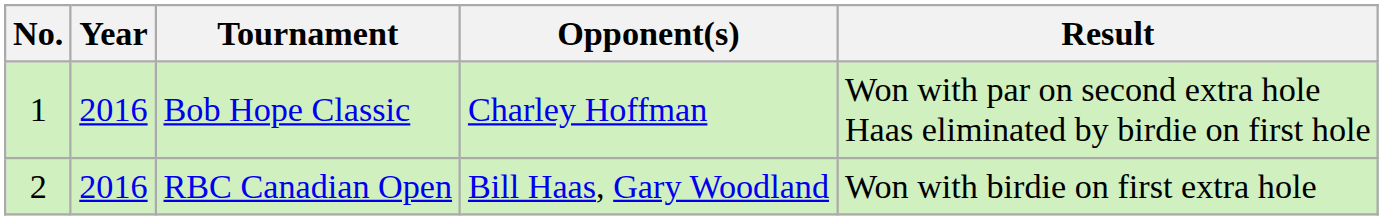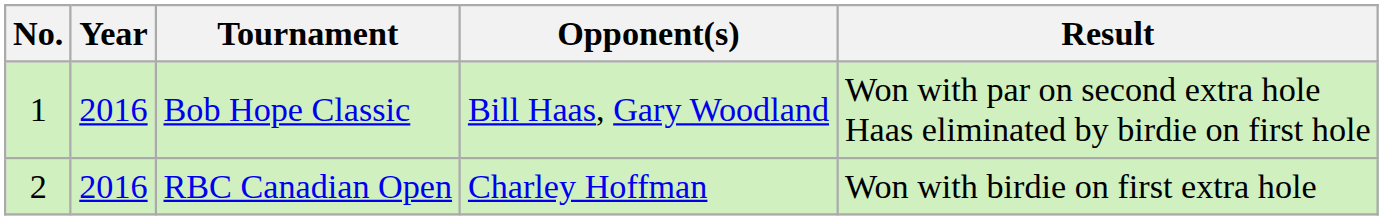(588, 109) Charley Hoffman -> (648, 109) Bill Haas, Gary Woodland
(648, 186) Bill Haas, Gary Woodland -> (588, 186) Charley Hoffman
